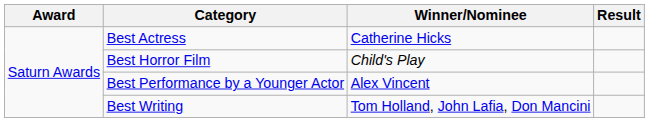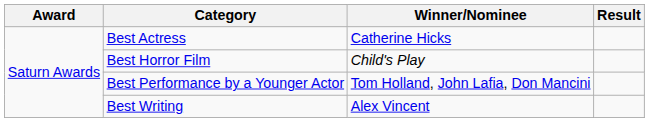(390, 83) Alex Vincent -> (471, 83) Tom Holland, John Lafia, Don Mancini
(471, 106) Tom Holland, John Lafia, Don Mancini -> (390, 106) Alex Vincent
